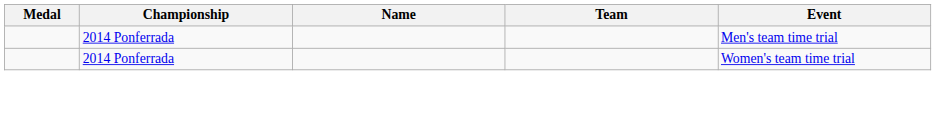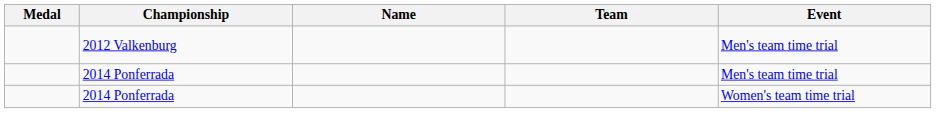+ row: (42, 45)
